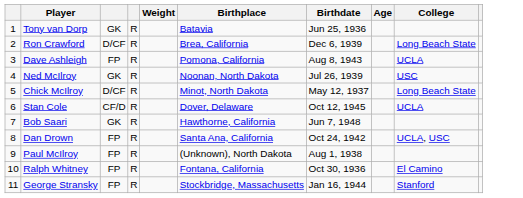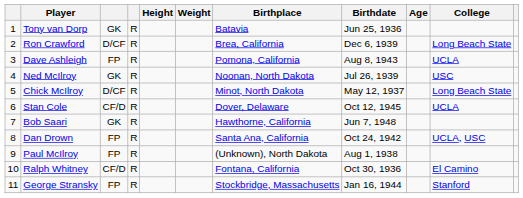+ column: (158, 13)
(114, 170) FP -> (114, 170) CF/D
